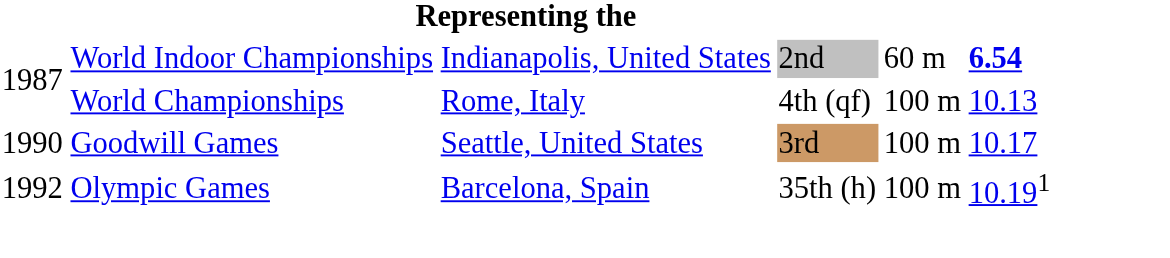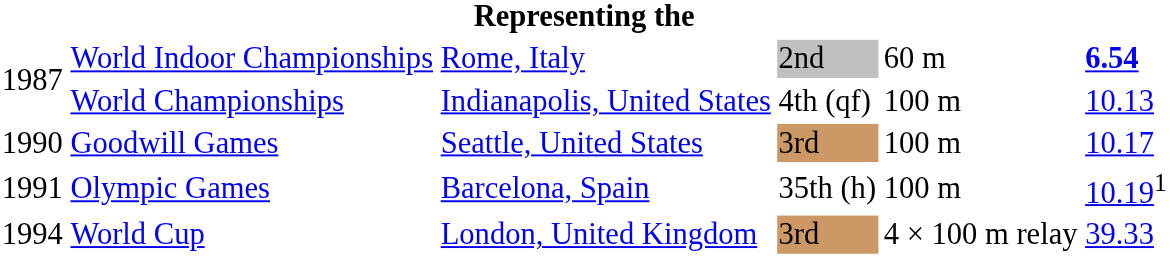(606, 58) Indianapolis, United States -> (513, 58) Rome, Italy
(513, 100) Rome, Italy -> (606, 100) Indianapolis, United States
(32, 188) 1992 -> (32, 188) 1991
+ row: (138, 234)
